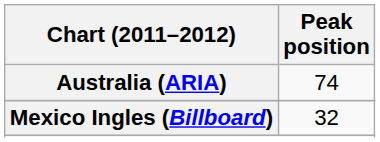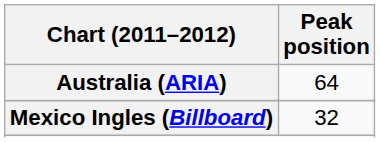(327, 82) 74 -> (327, 82) 64
